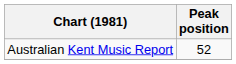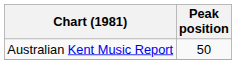(204, 49) 52 -> (204, 49) 50
